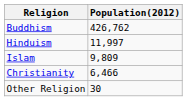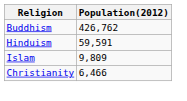(107, 42) 11,997 -> (96, 42) 59,591
- row: (46, 88)
